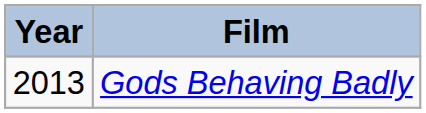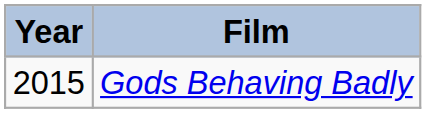(49, 82) 2013 -> (49, 82) 2015
